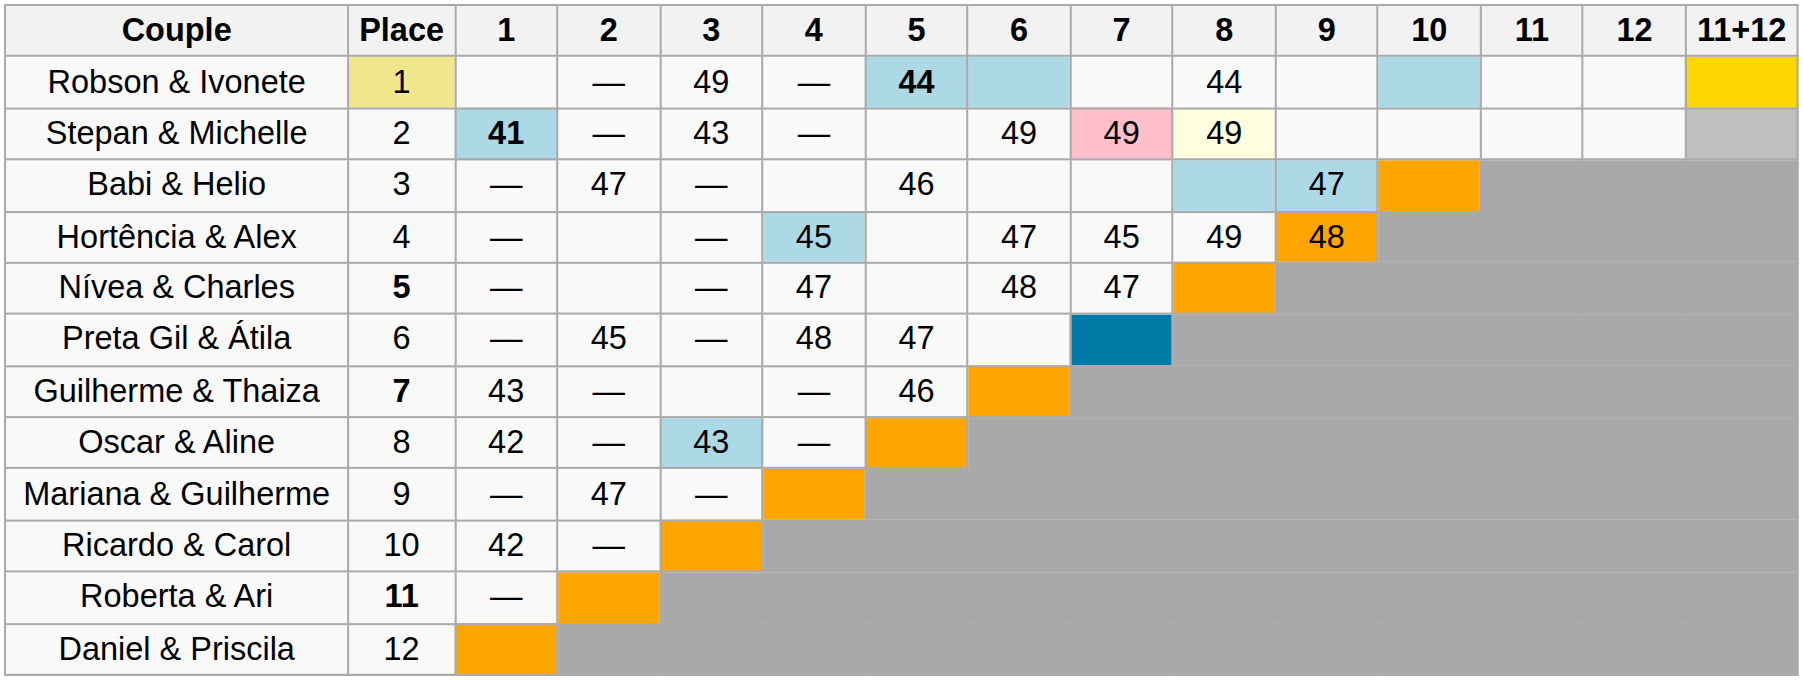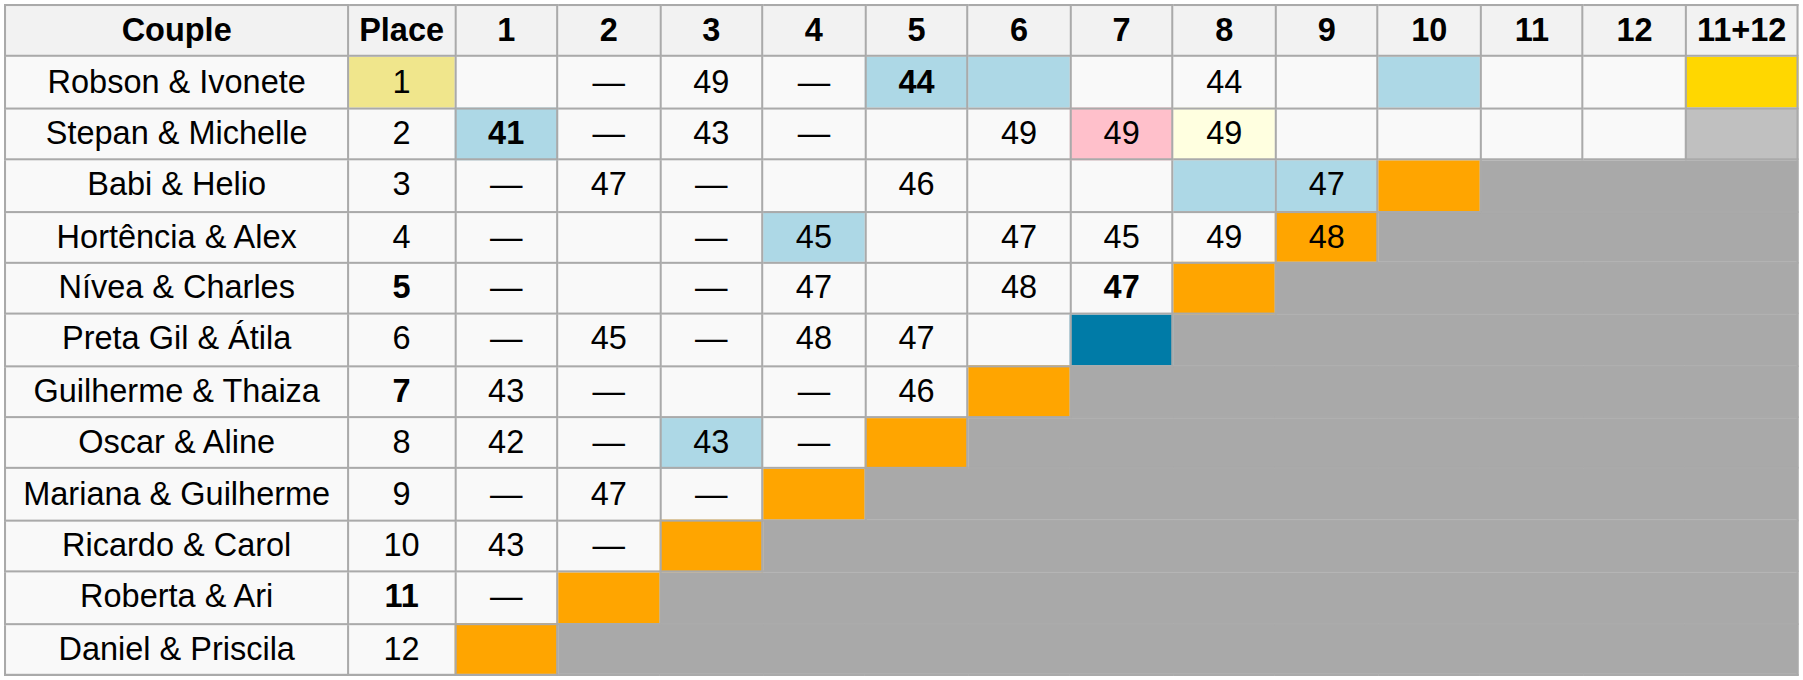(1122, 287) normal -> (1122, 287) bold
(506, 545) 42 -> (506, 545) 43
